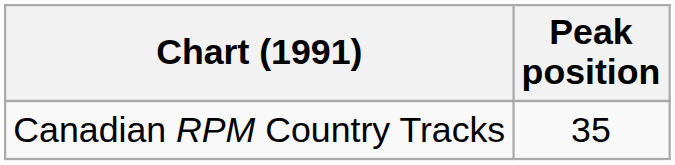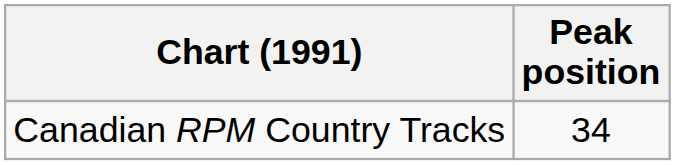(591, 129) 35 -> (591, 129) 34
